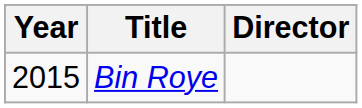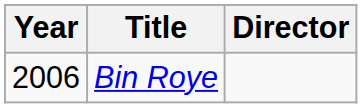(46, 77) 2015 -> (46, 77) 2006
